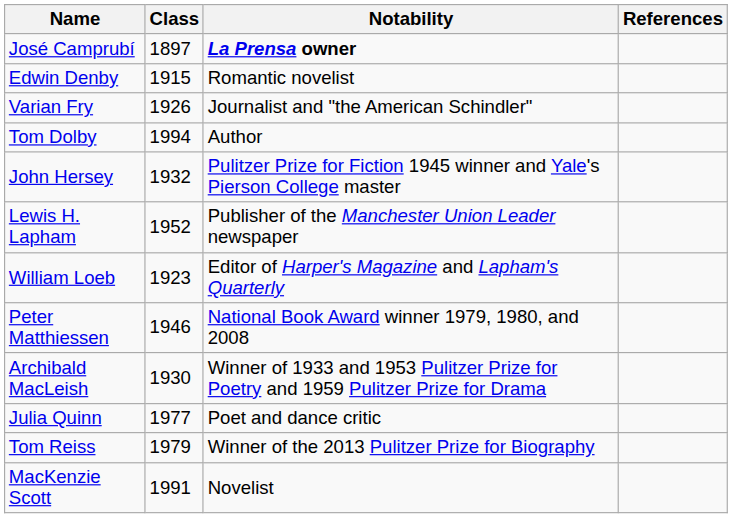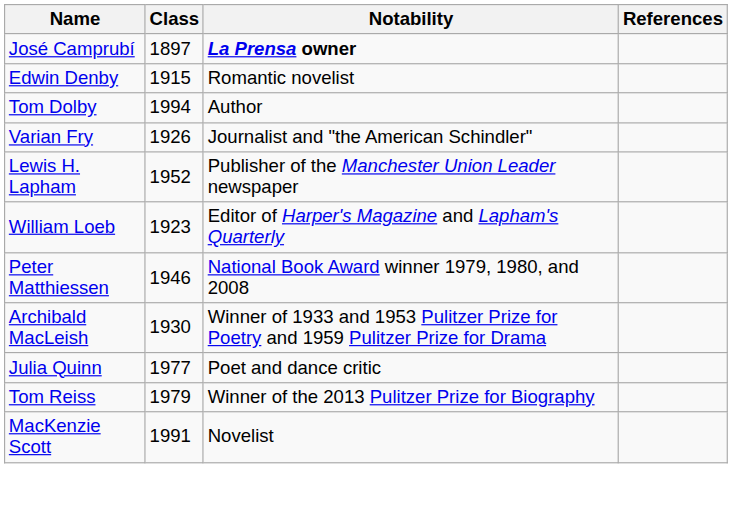rows swapped: (53, 136) <-> (51, 107)
- row: (61, 176)
